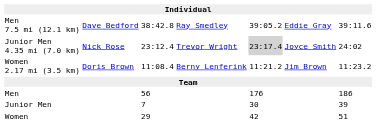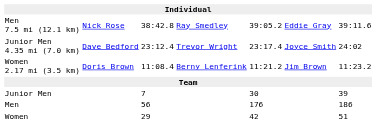(111, 25) Dave Bedford -> (103, 25) Nick Rose
(103, 46) Nick Rose -> (111, 46) Dave Bedford
(266, 46) lightgrey background -> (266, 46) no background
rows swapped: (12, 93) <-> (28, 105)
